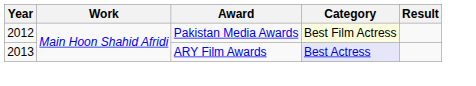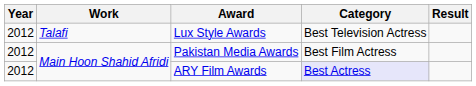+ row: (220, 33)
(350, 33) lightyellow background -> (350, 52) no background
(20, 52) 2013 -> (20, 71) 2012
